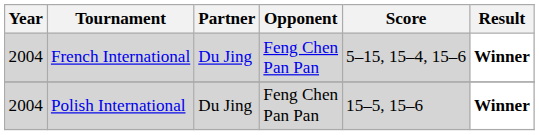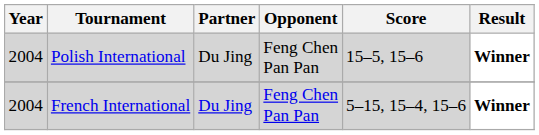rows swapped: (121, 57) <-> (118, 105)
